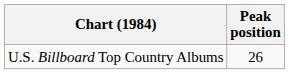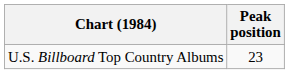(256, 56) 26 -> (256, 56) 23
